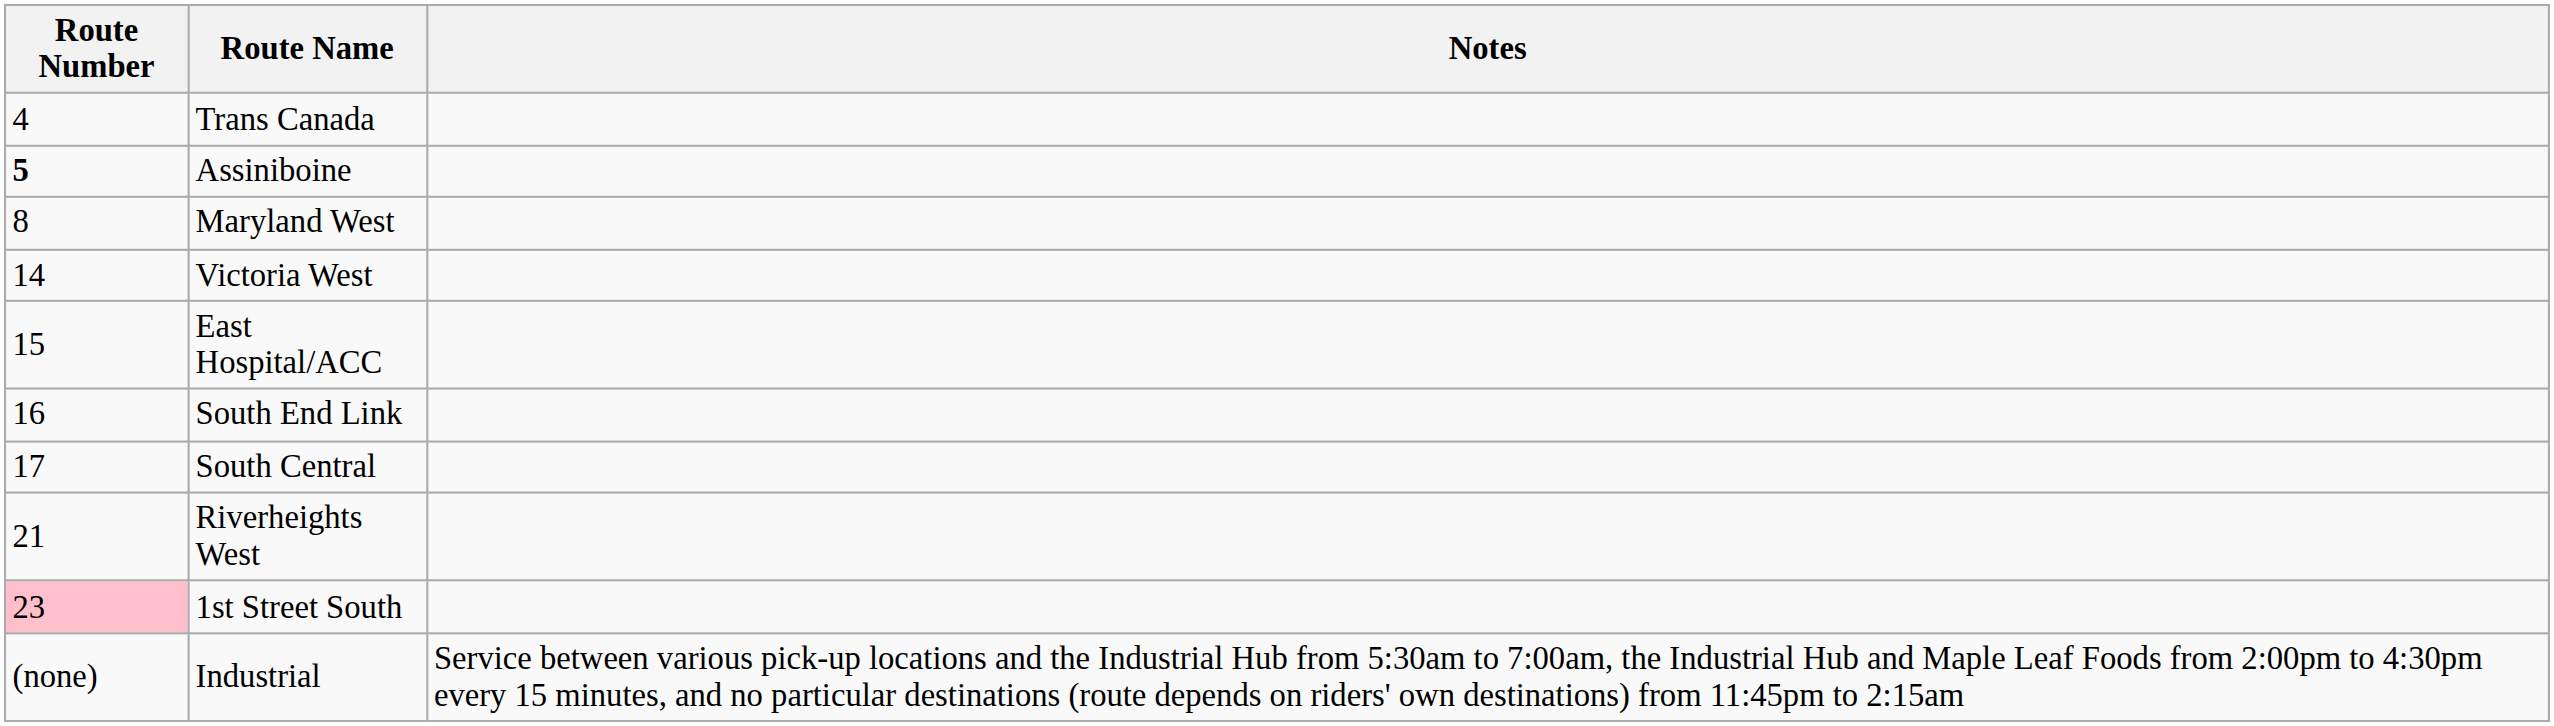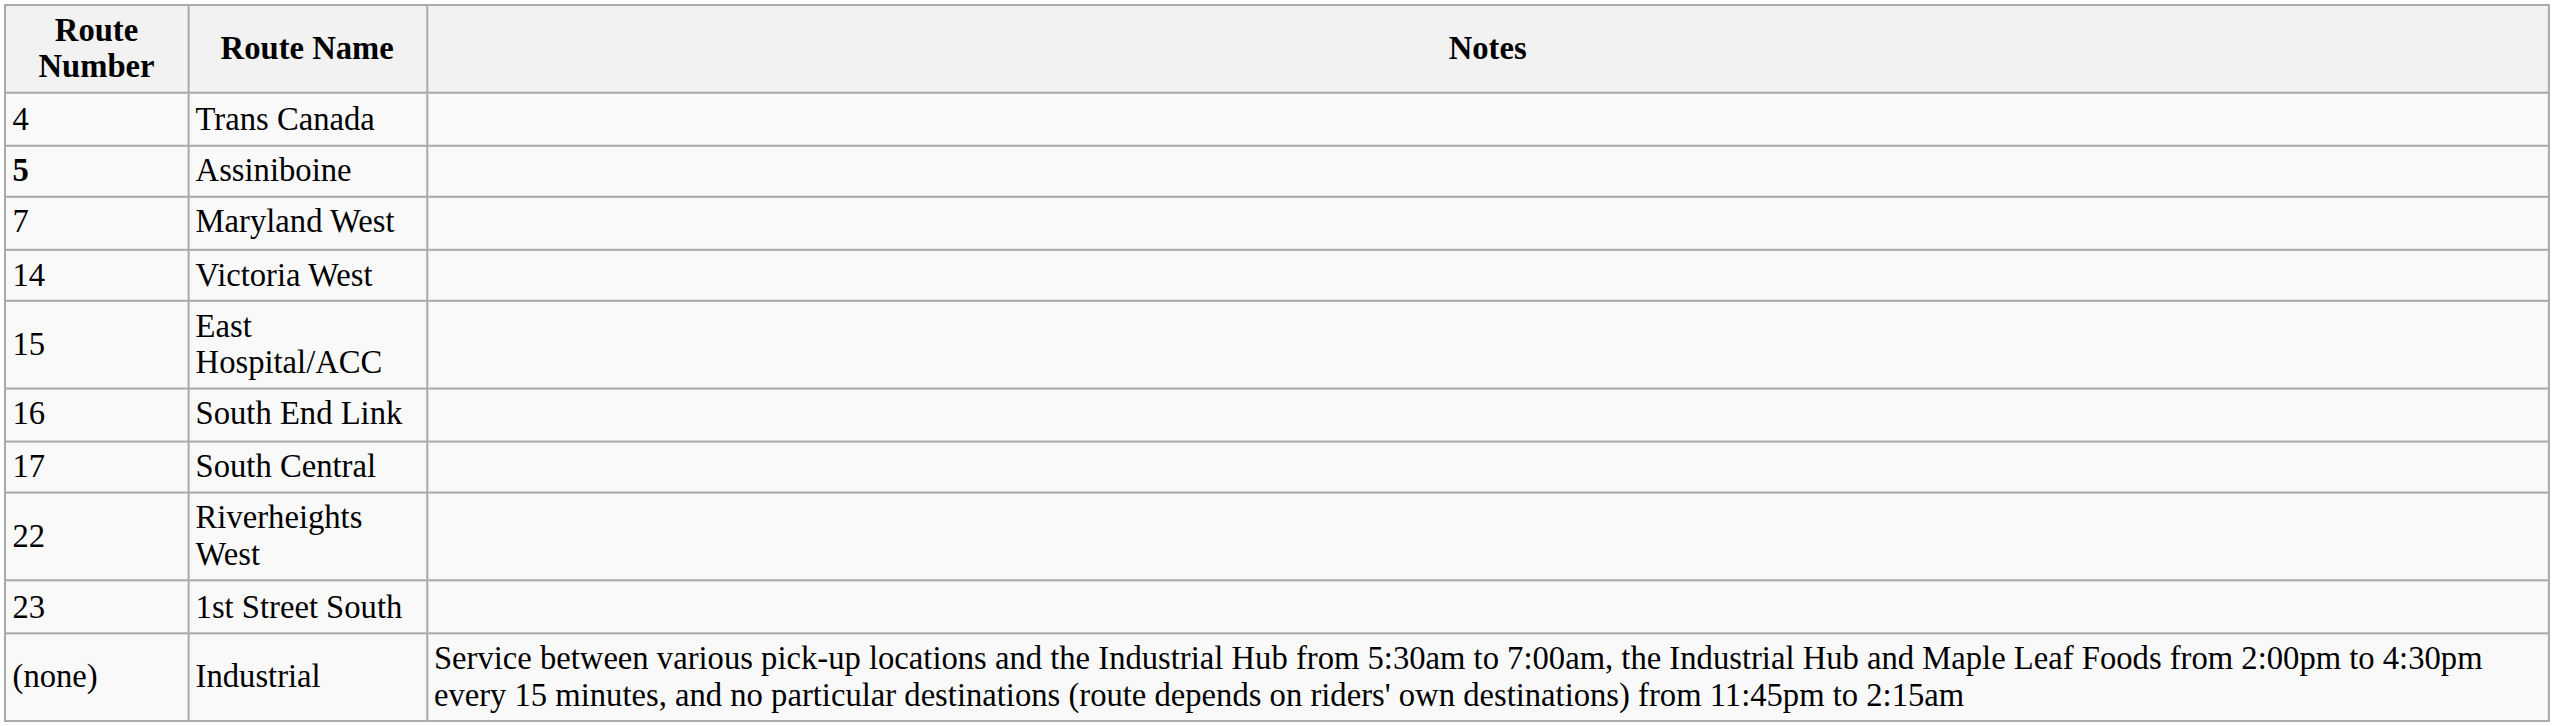(21, 222) 8 -> (21, 222) 7
(29, 536) 21 -> (29, 536) 22
(29, 606) pink background -> (29, 606) no background
